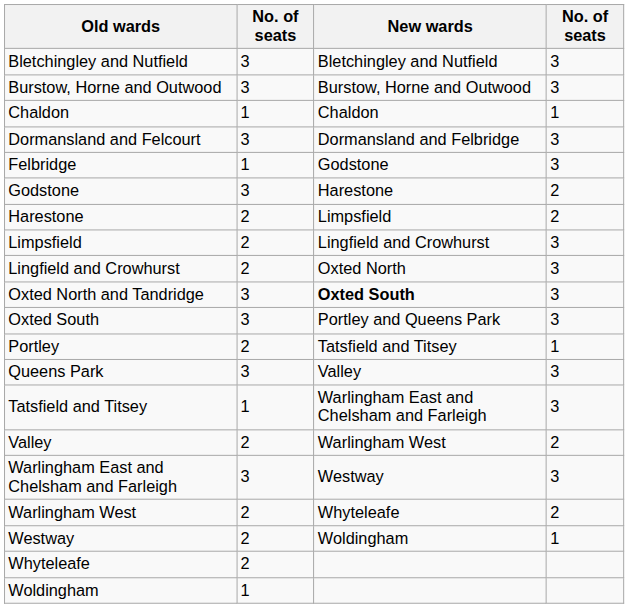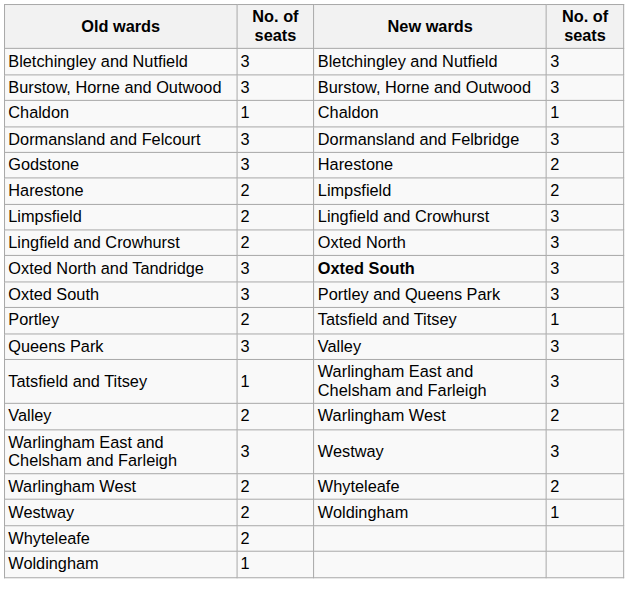- row: (42, 165)
